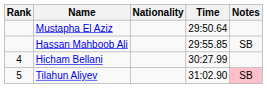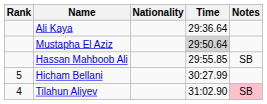+ row: (54, 28)
(208, 28) no background -> (208, 44) lightgrey background
(19, 60) 4 -> (19, 76) 5
(19, 76) 5 -> (19, 92) 4
